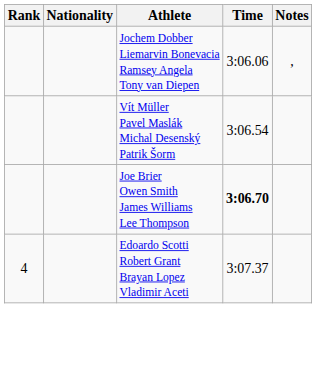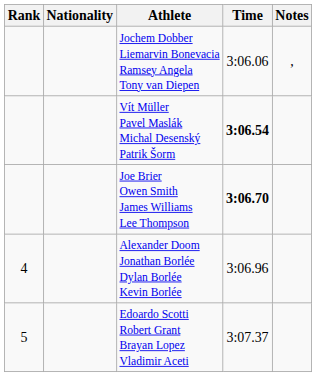(247, 130) normal -> (247, 130) bold
+ row: (160, 269)
(24, 268) 4 -> (24, 337) 5
